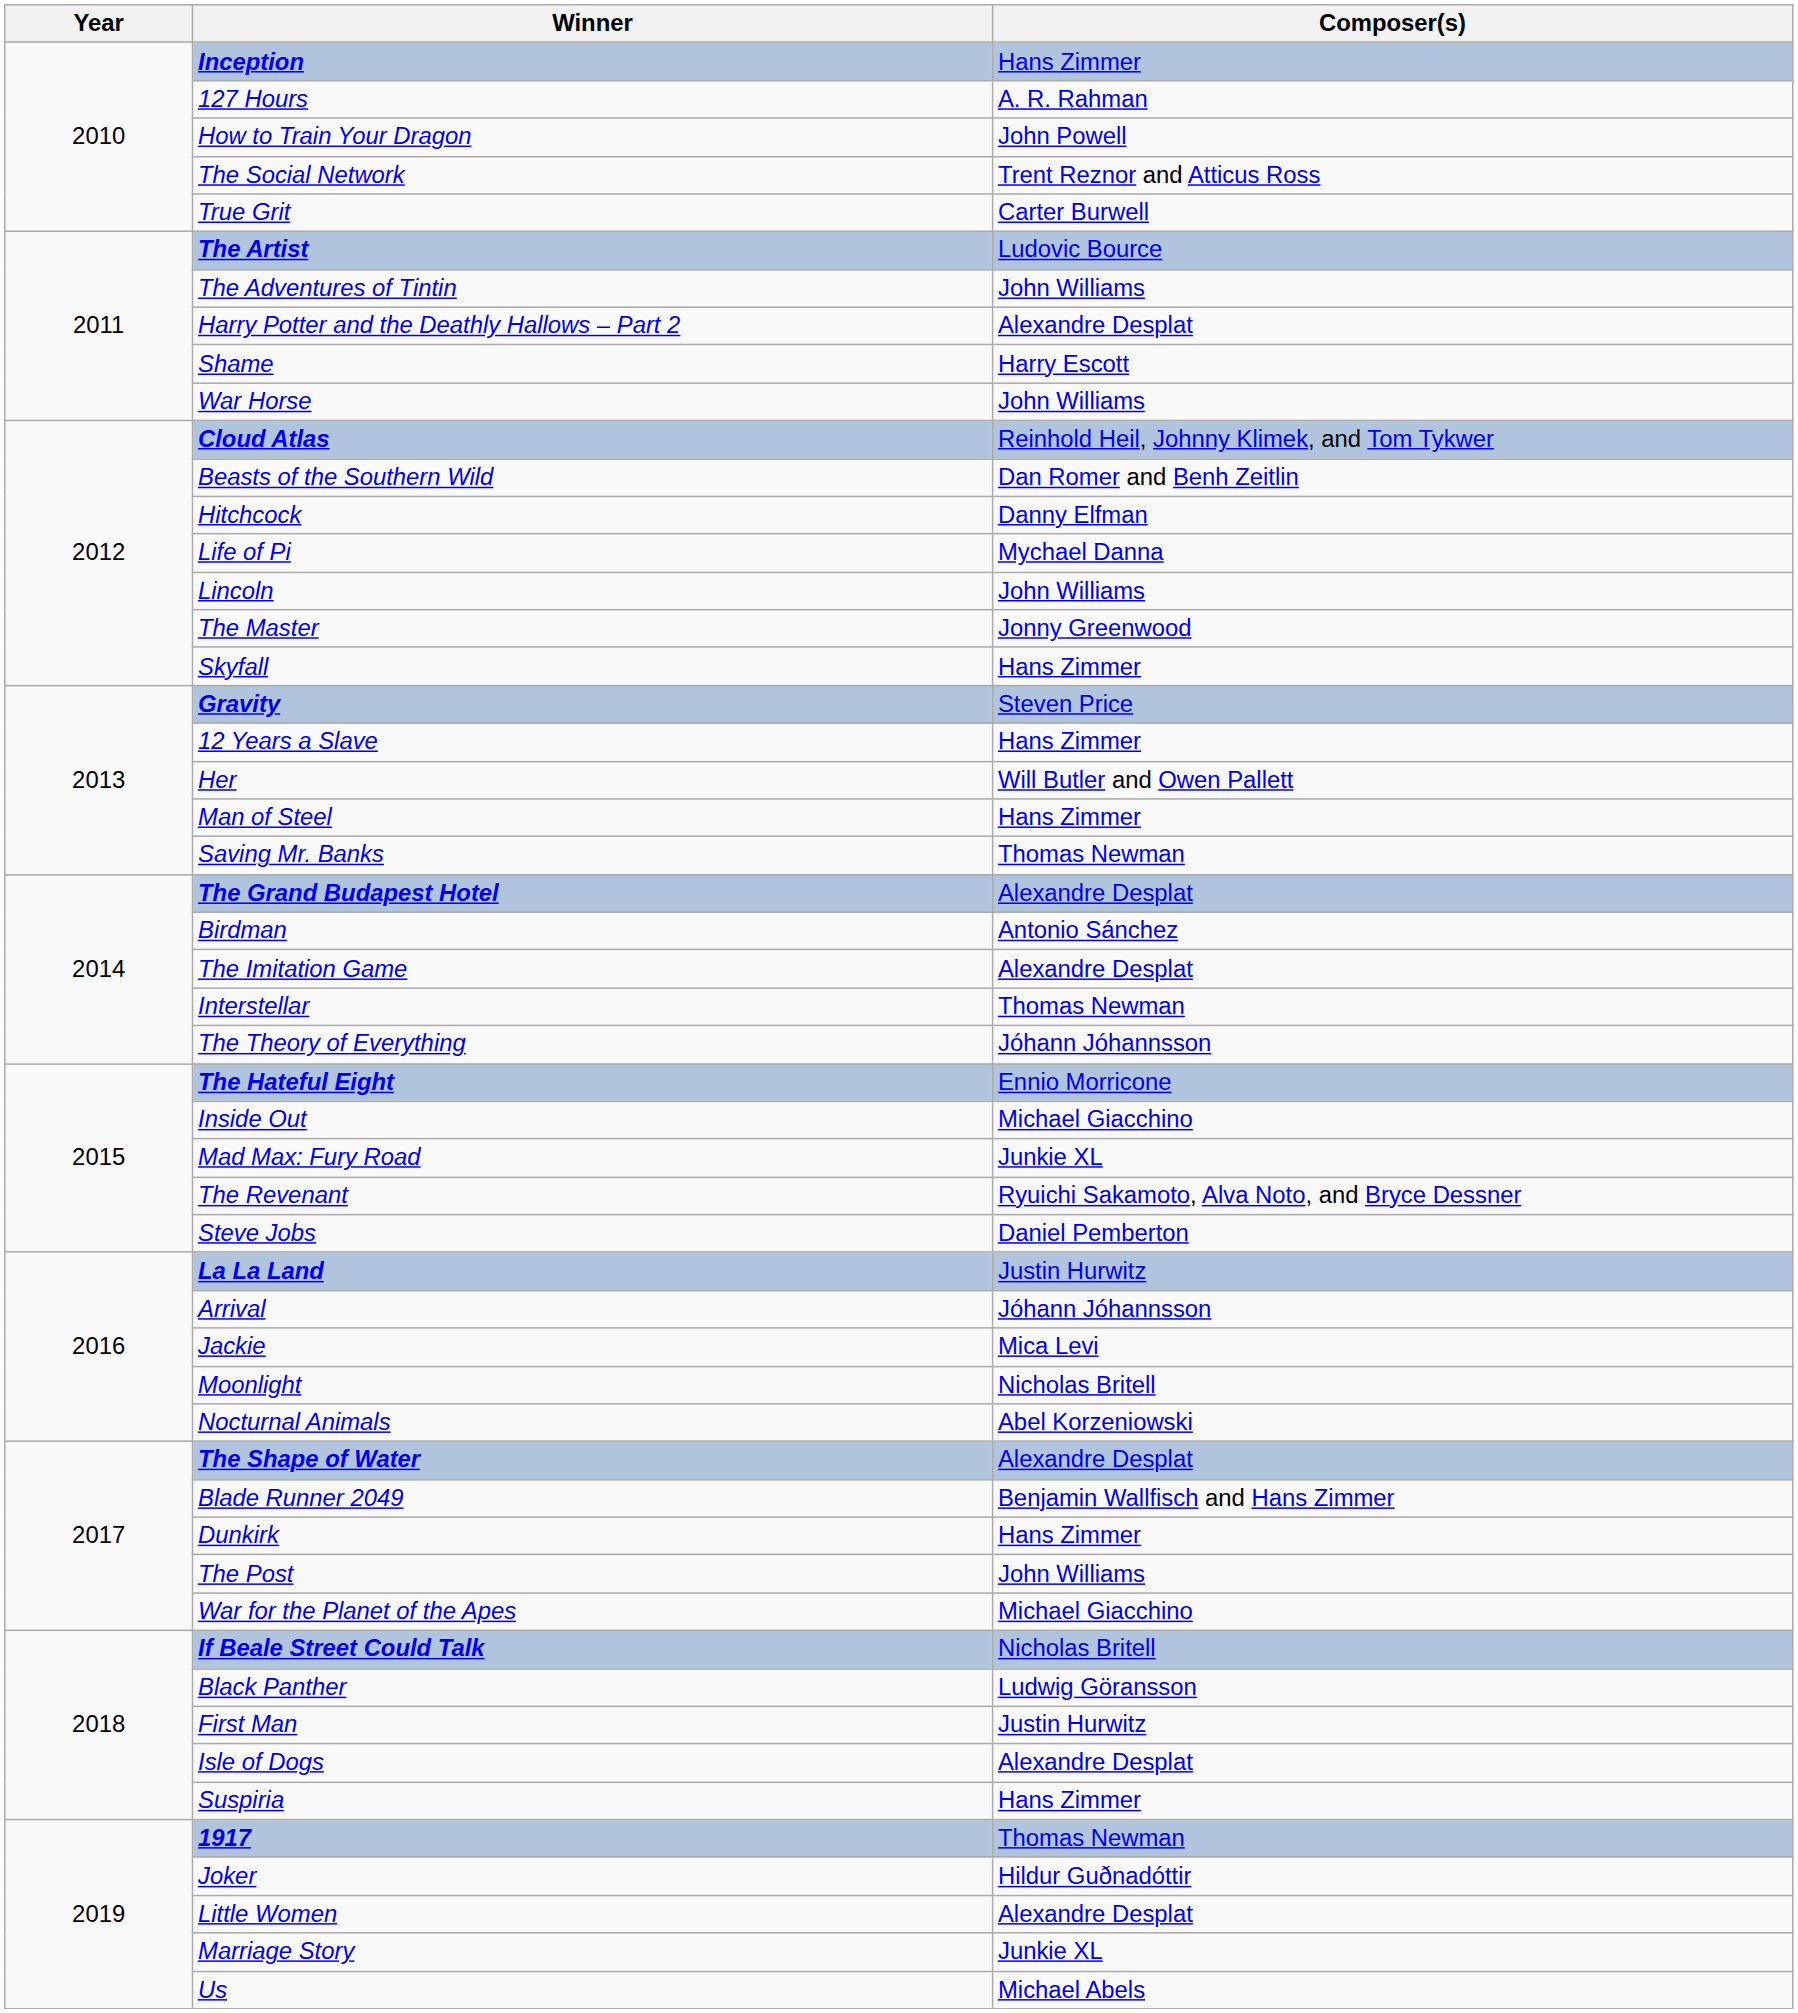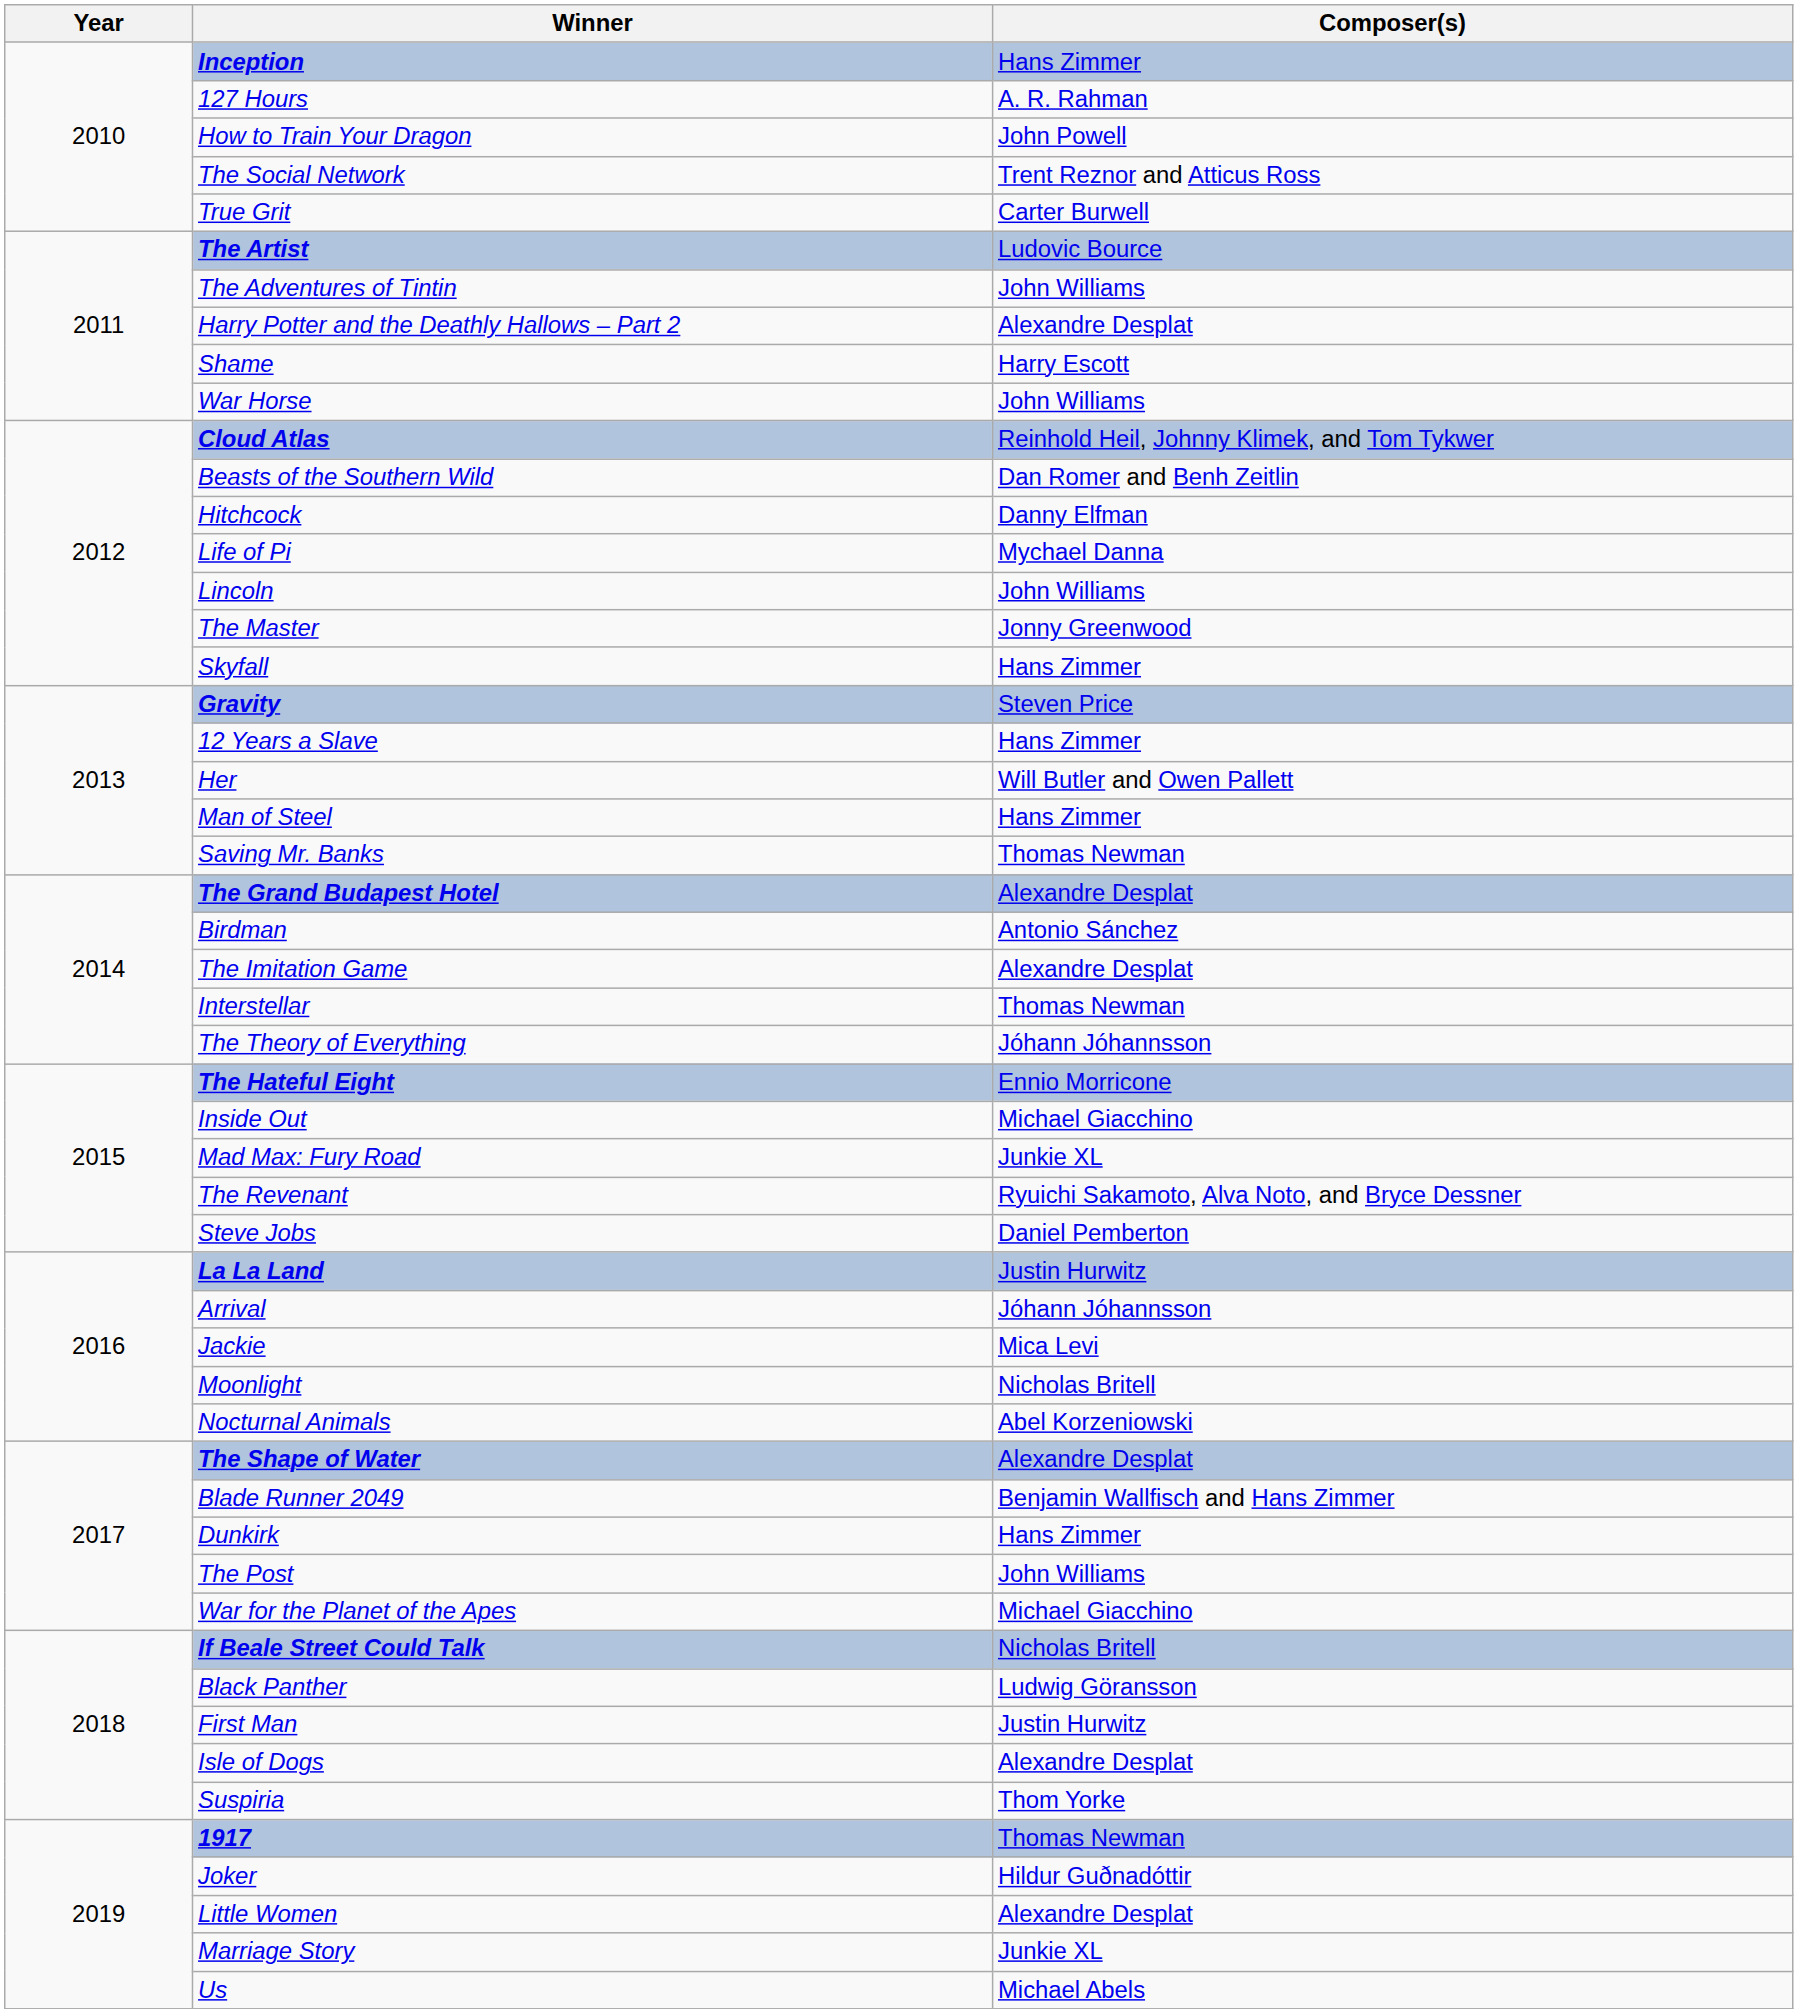(1070, 1800) Hans Zimmer -> (1062, 1800) Thom Yorke
